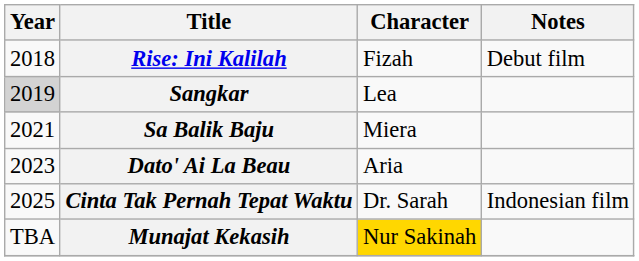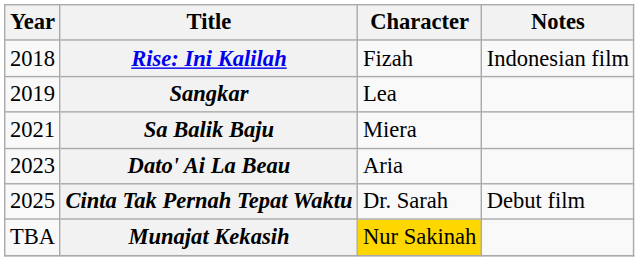(536, 58) Debut film -> (558, 58) Indonesian film
(32, 93) lightgrey background -> (32, 93) no background
(558, 201) Indonesian film -> (536, 201) Debut film
